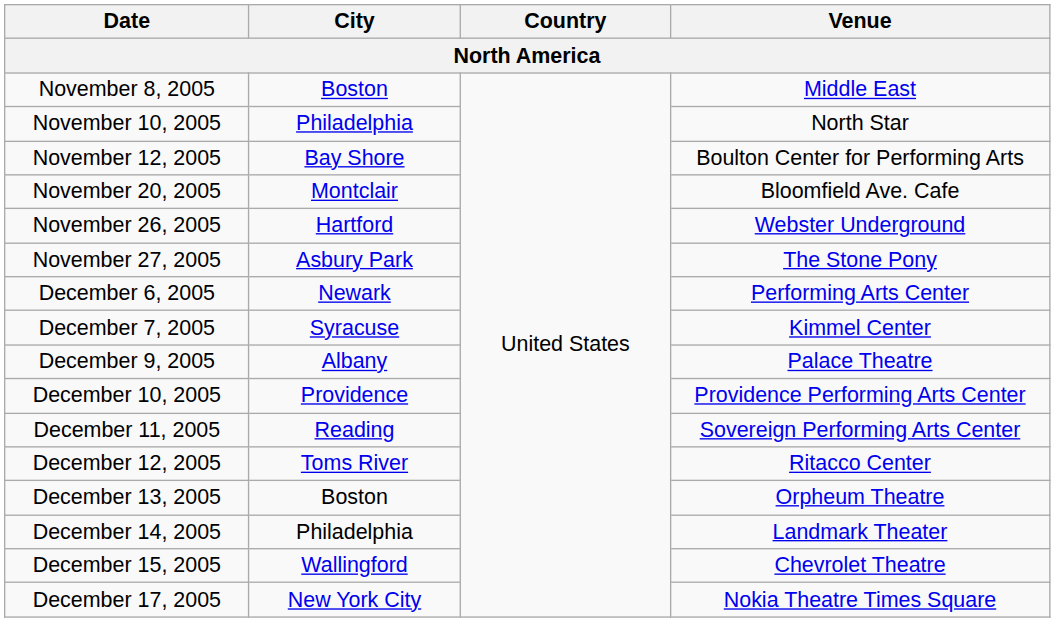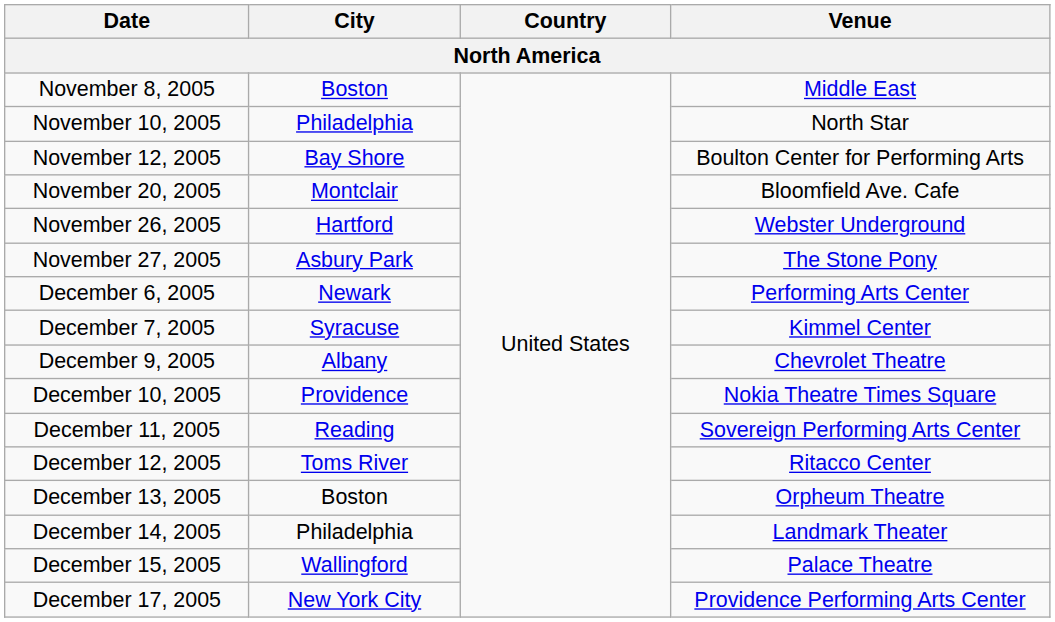(860, 361) Palace Theatre -> (860, 361) Chevrolet Theatre
(860, 395) Providence Performing Arts Center -> (860, 395) Nokia Theatre Times Square
(860, 565) Chevrolet Theatre -> (860, 565) Palace Theatre
(860, 599) Nokia Theatre Times Square -> (860, 599) Providence Performing Arts Center
